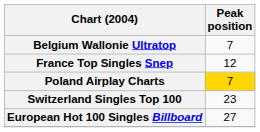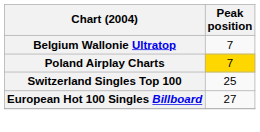- row: (105, 63)
(230, 99) 23 -> (230, 81) 25
